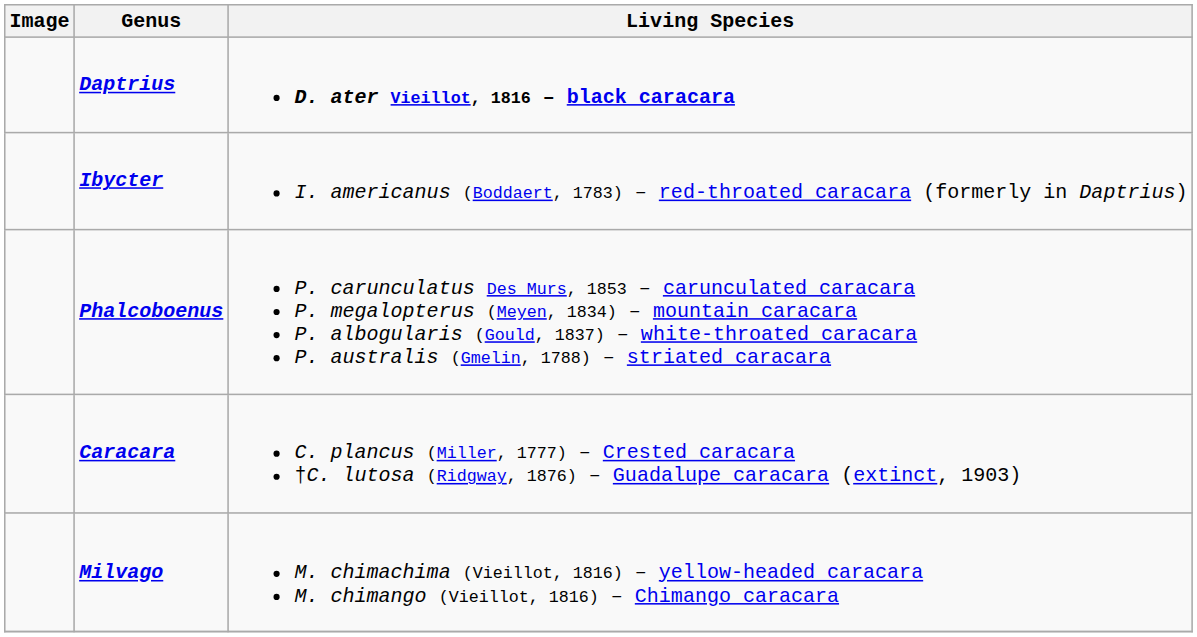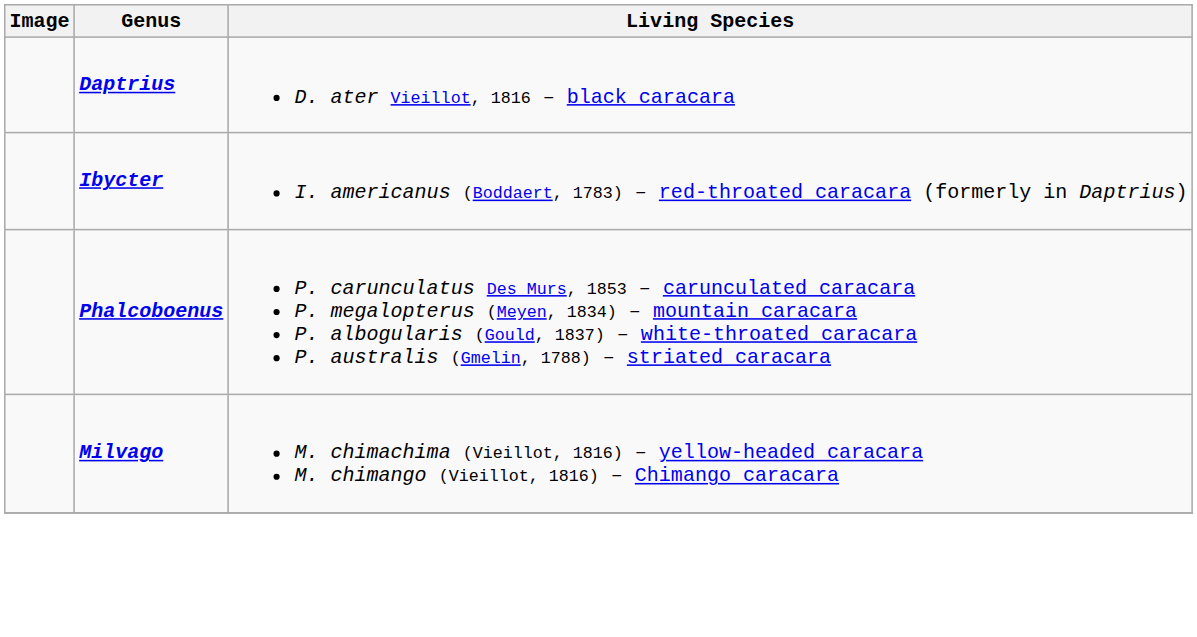(710, 97) bold -> (710, 97) normal
- row: (127, 453)
